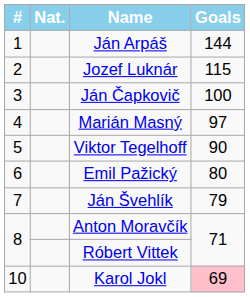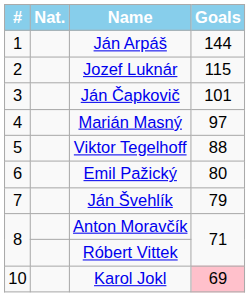(218, 95) 100 -> (218, 95) 101
(218, 148) 90 -> (218, 148) 88
